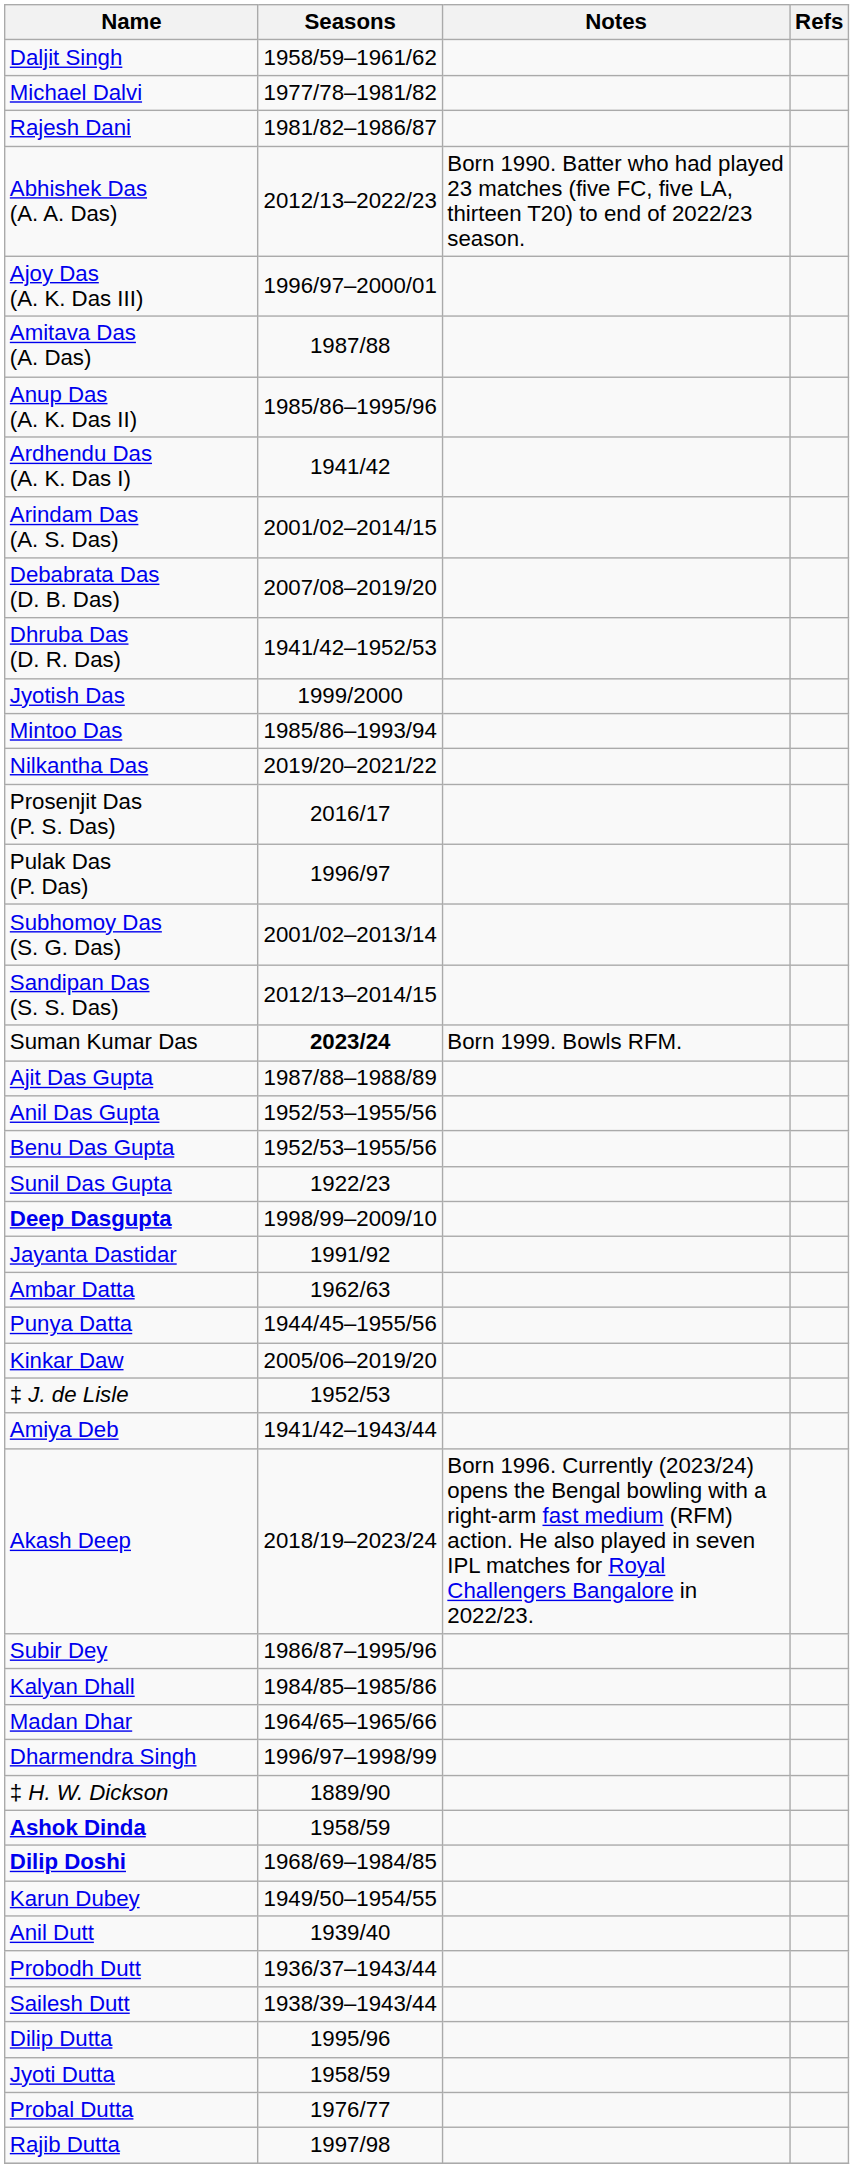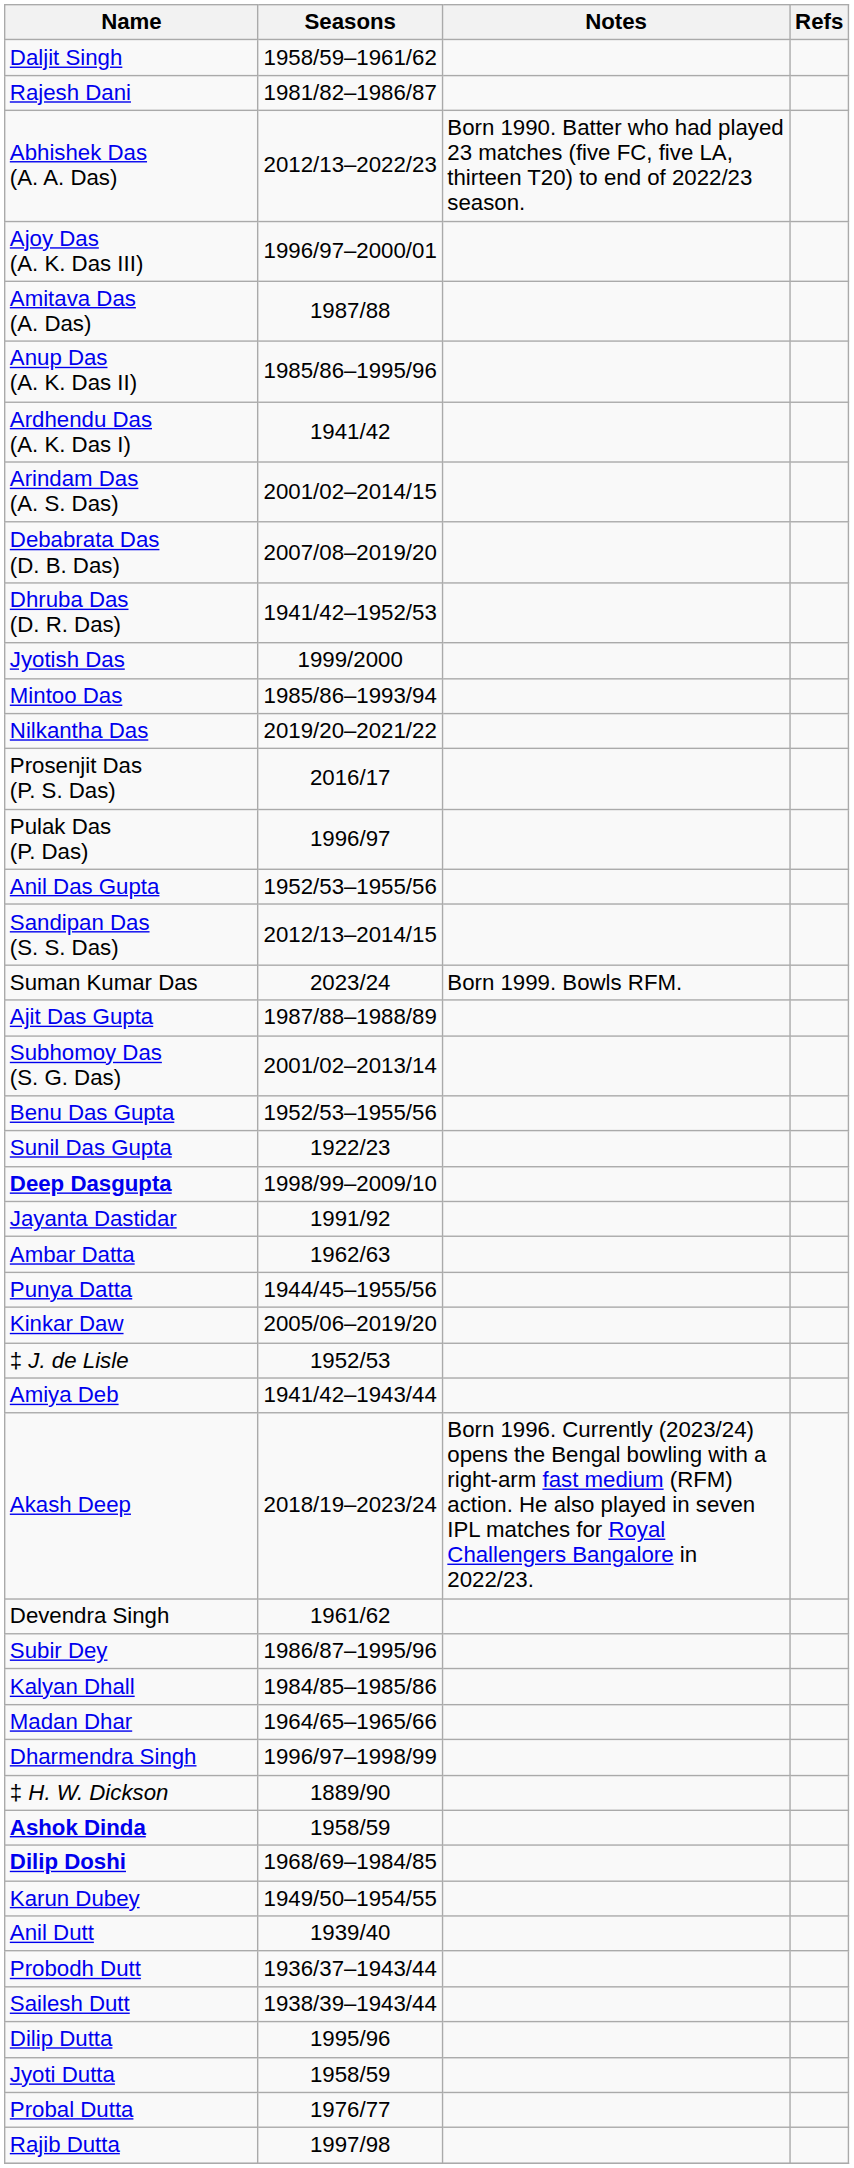- row: (76, 92)
rows swapped: (86, 934) <-> (85, 1113)
(350, 1042) bold -> (350, 982) normal
+ row: (90, 1615)
